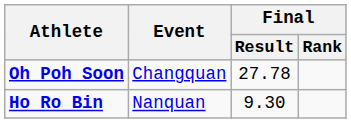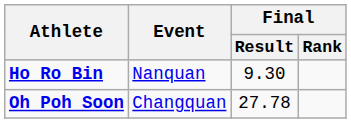rows swapped: (66, 74) <-> (56, 104)
